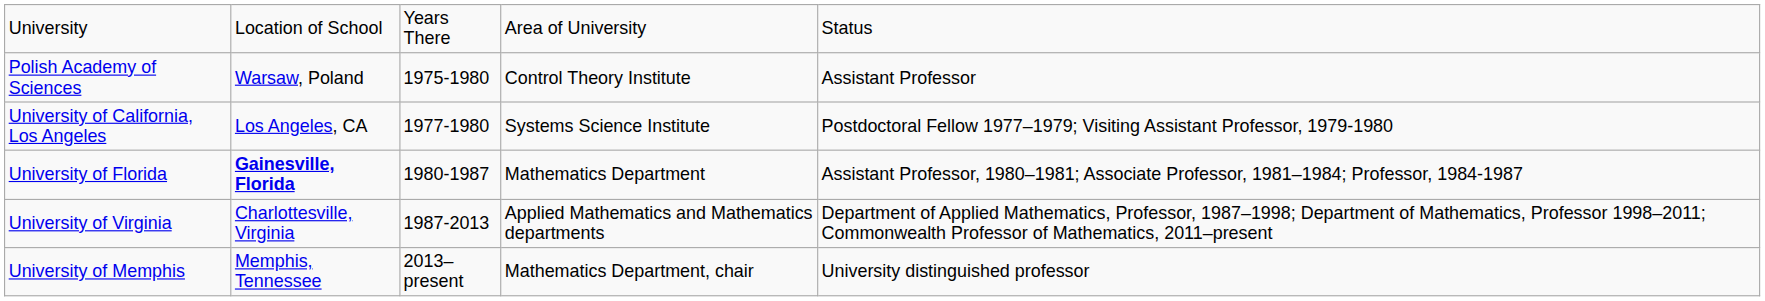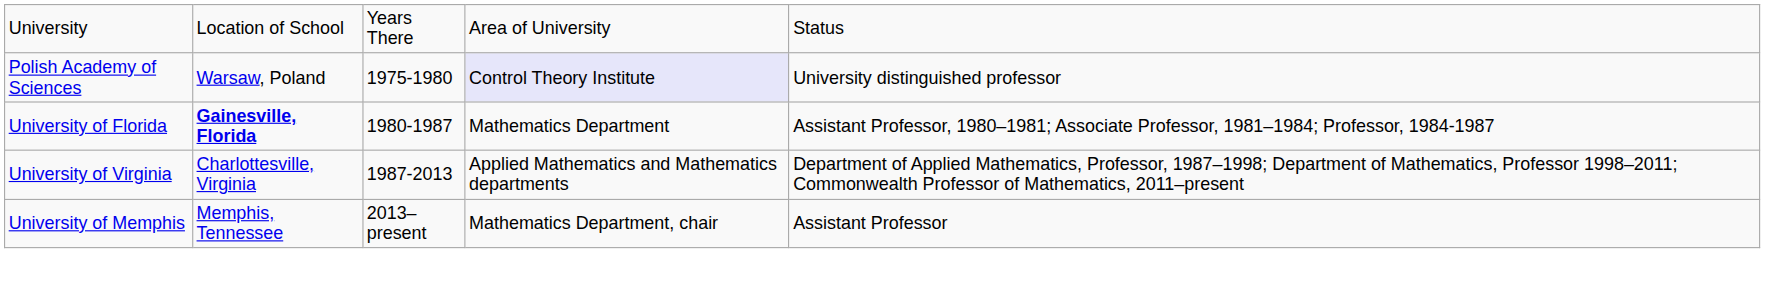(598, 77) no background -> (562, 77) lavender background
(899, 77) Assistant Professor -> (927, 77) University distinguished professor
- row: (101, 125)
(956, 271) University distinguished professor -> (870, 223) Assistant Professor
